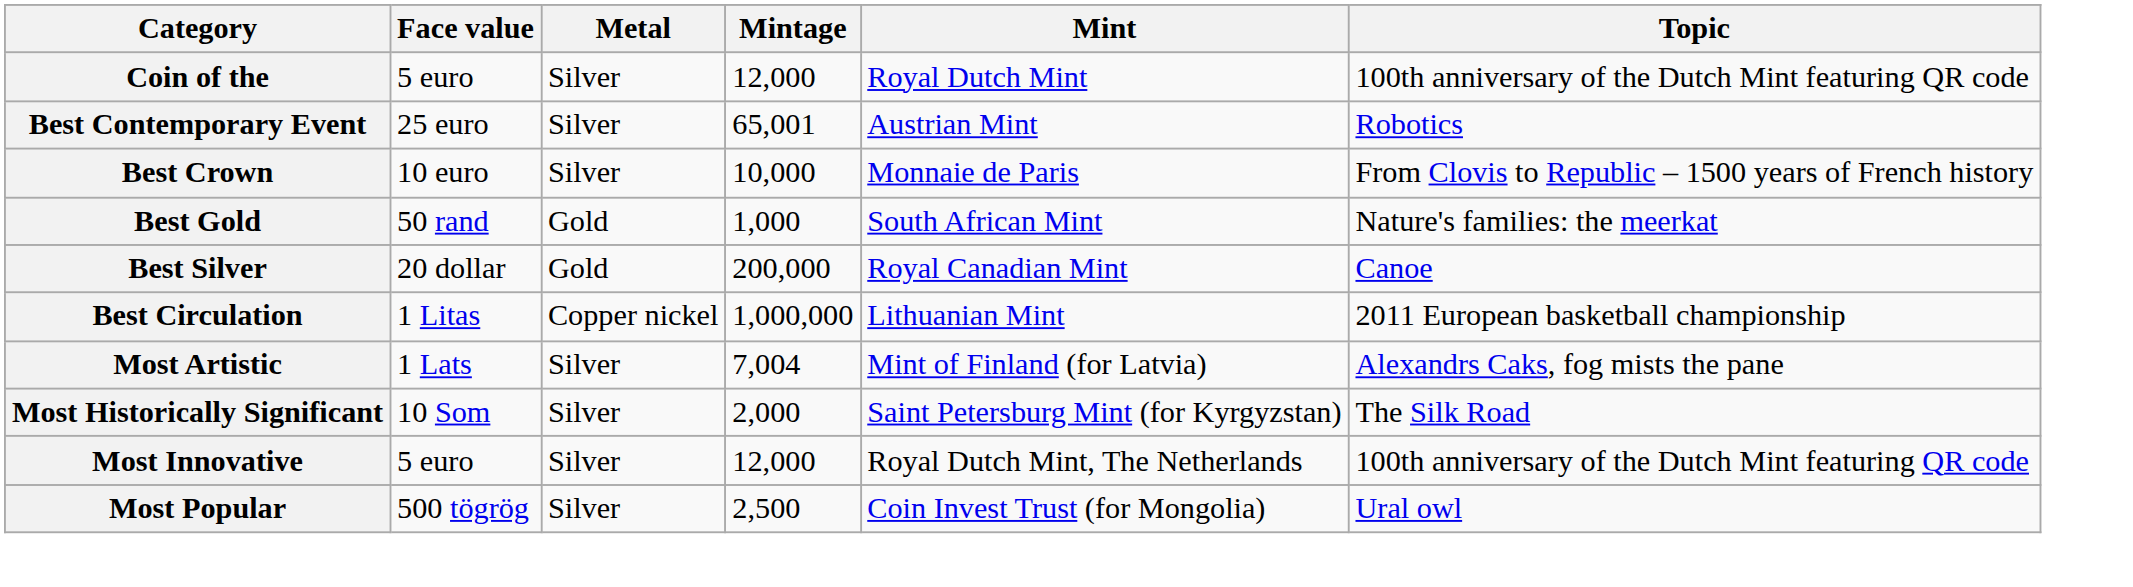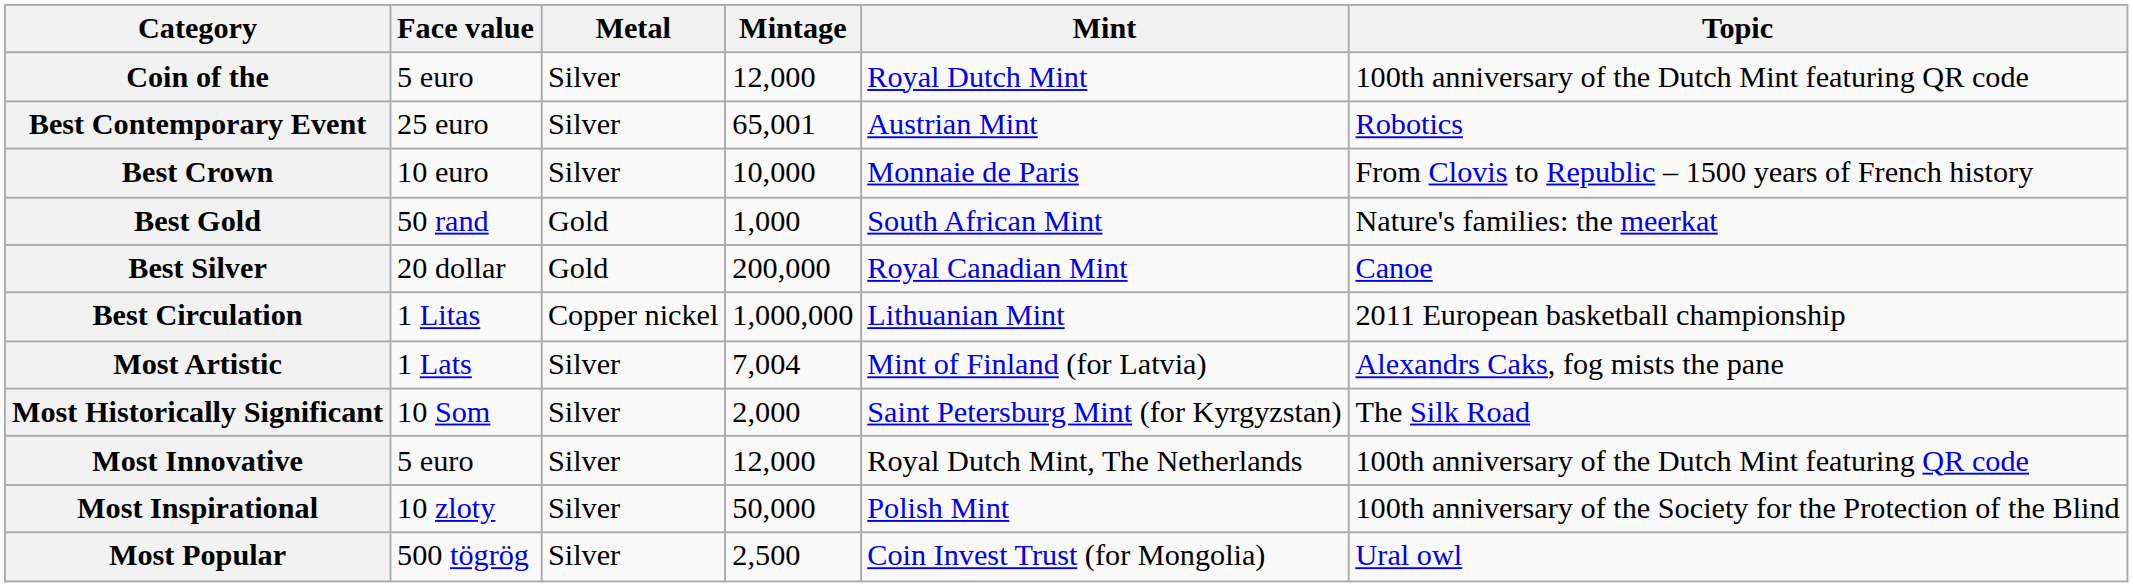+ row: (198, 508)
